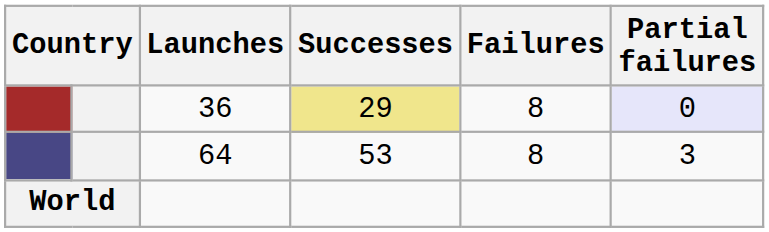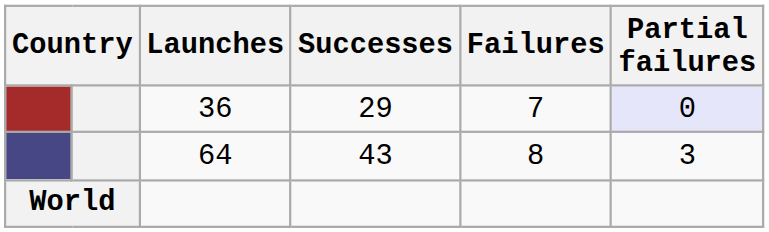(376, 109) khaki background -> (376, 109) no background
(536, 109) 8 -> (536, 109) 7
(376, 156) 53 -> (376, 156) 43
